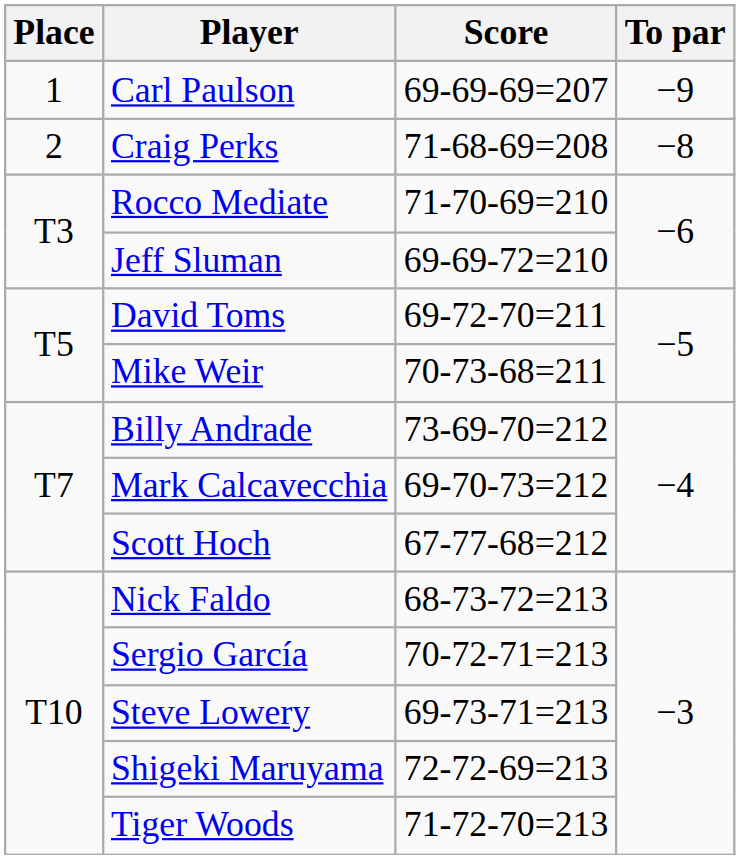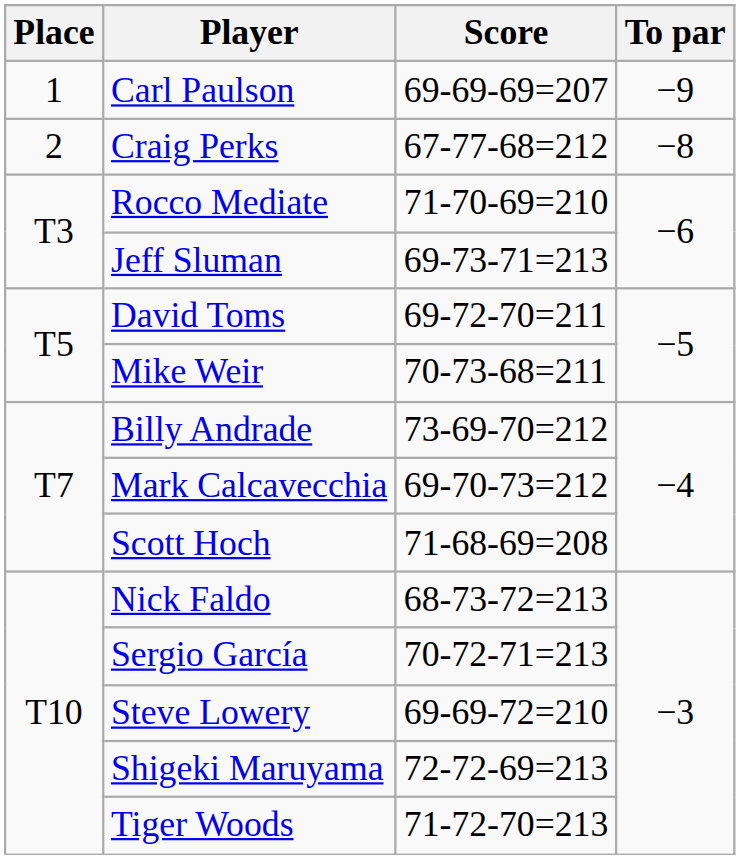(506, 145) 71-68-69=208 -> (506, 145) 67-77-68=212
(506, 259) 69-69-72=210 -> (506, 259) 69-73-71=213
(506, 542) 67-77-68=212 -> (506, 542) 71-68-69=208
(506, 711) 69-73-71=213 -> (506, 711) 69-69-72=210
